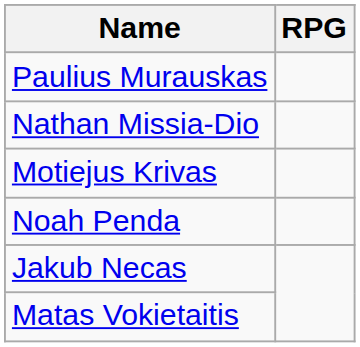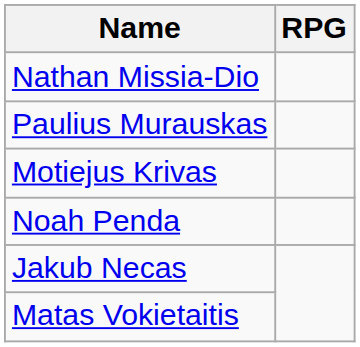rows swapped: (135, 124) <-> (140, 76)
